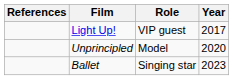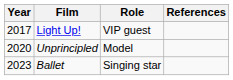columns swapped: (214, 13) <-> (37, 13)
